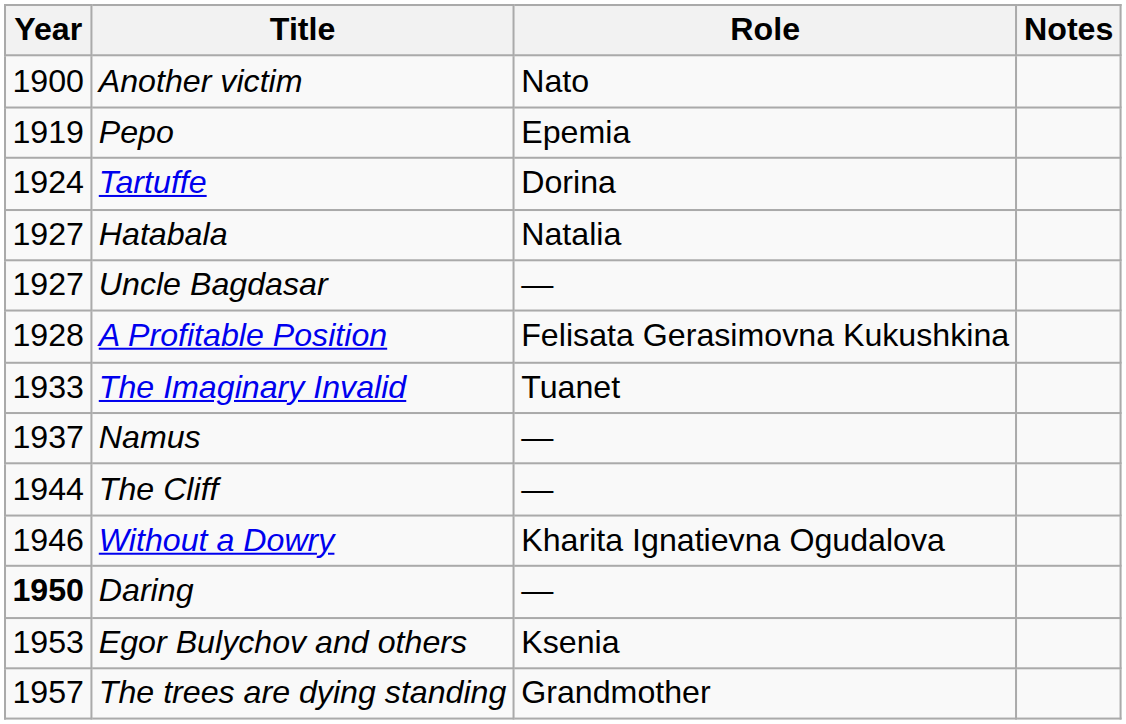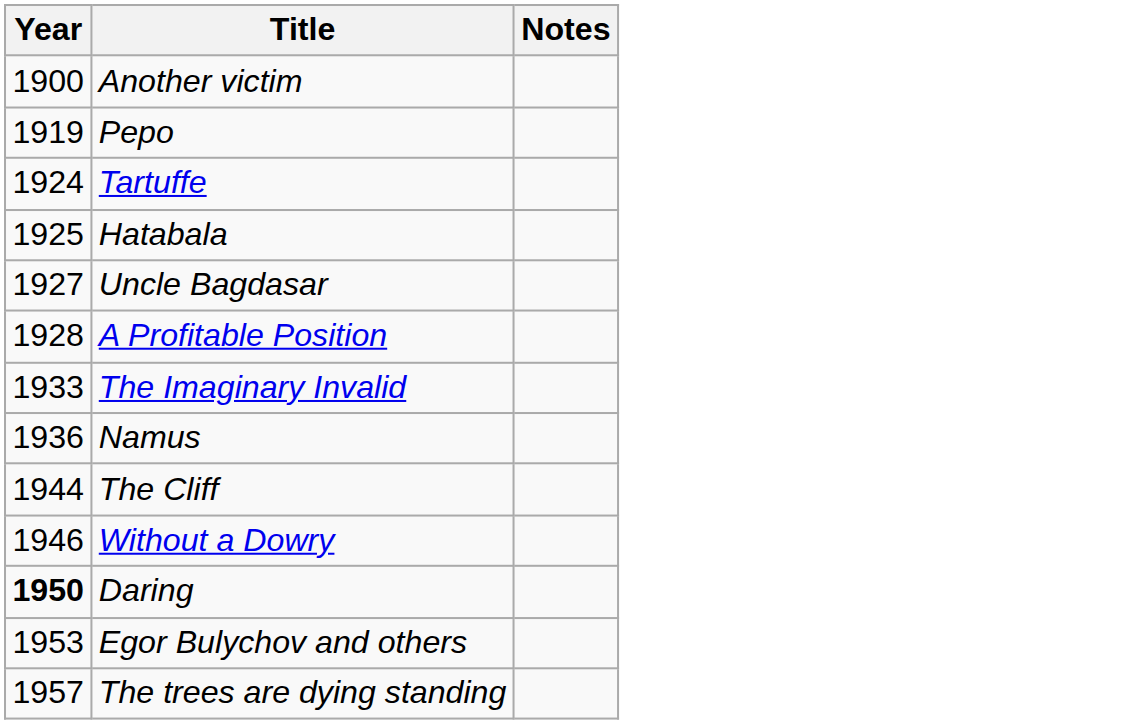- column: (765, 30)
(48, 234) 1927 -> (48, 234) 1925
(48, 438) 1937 -> (48, 438) 1936
